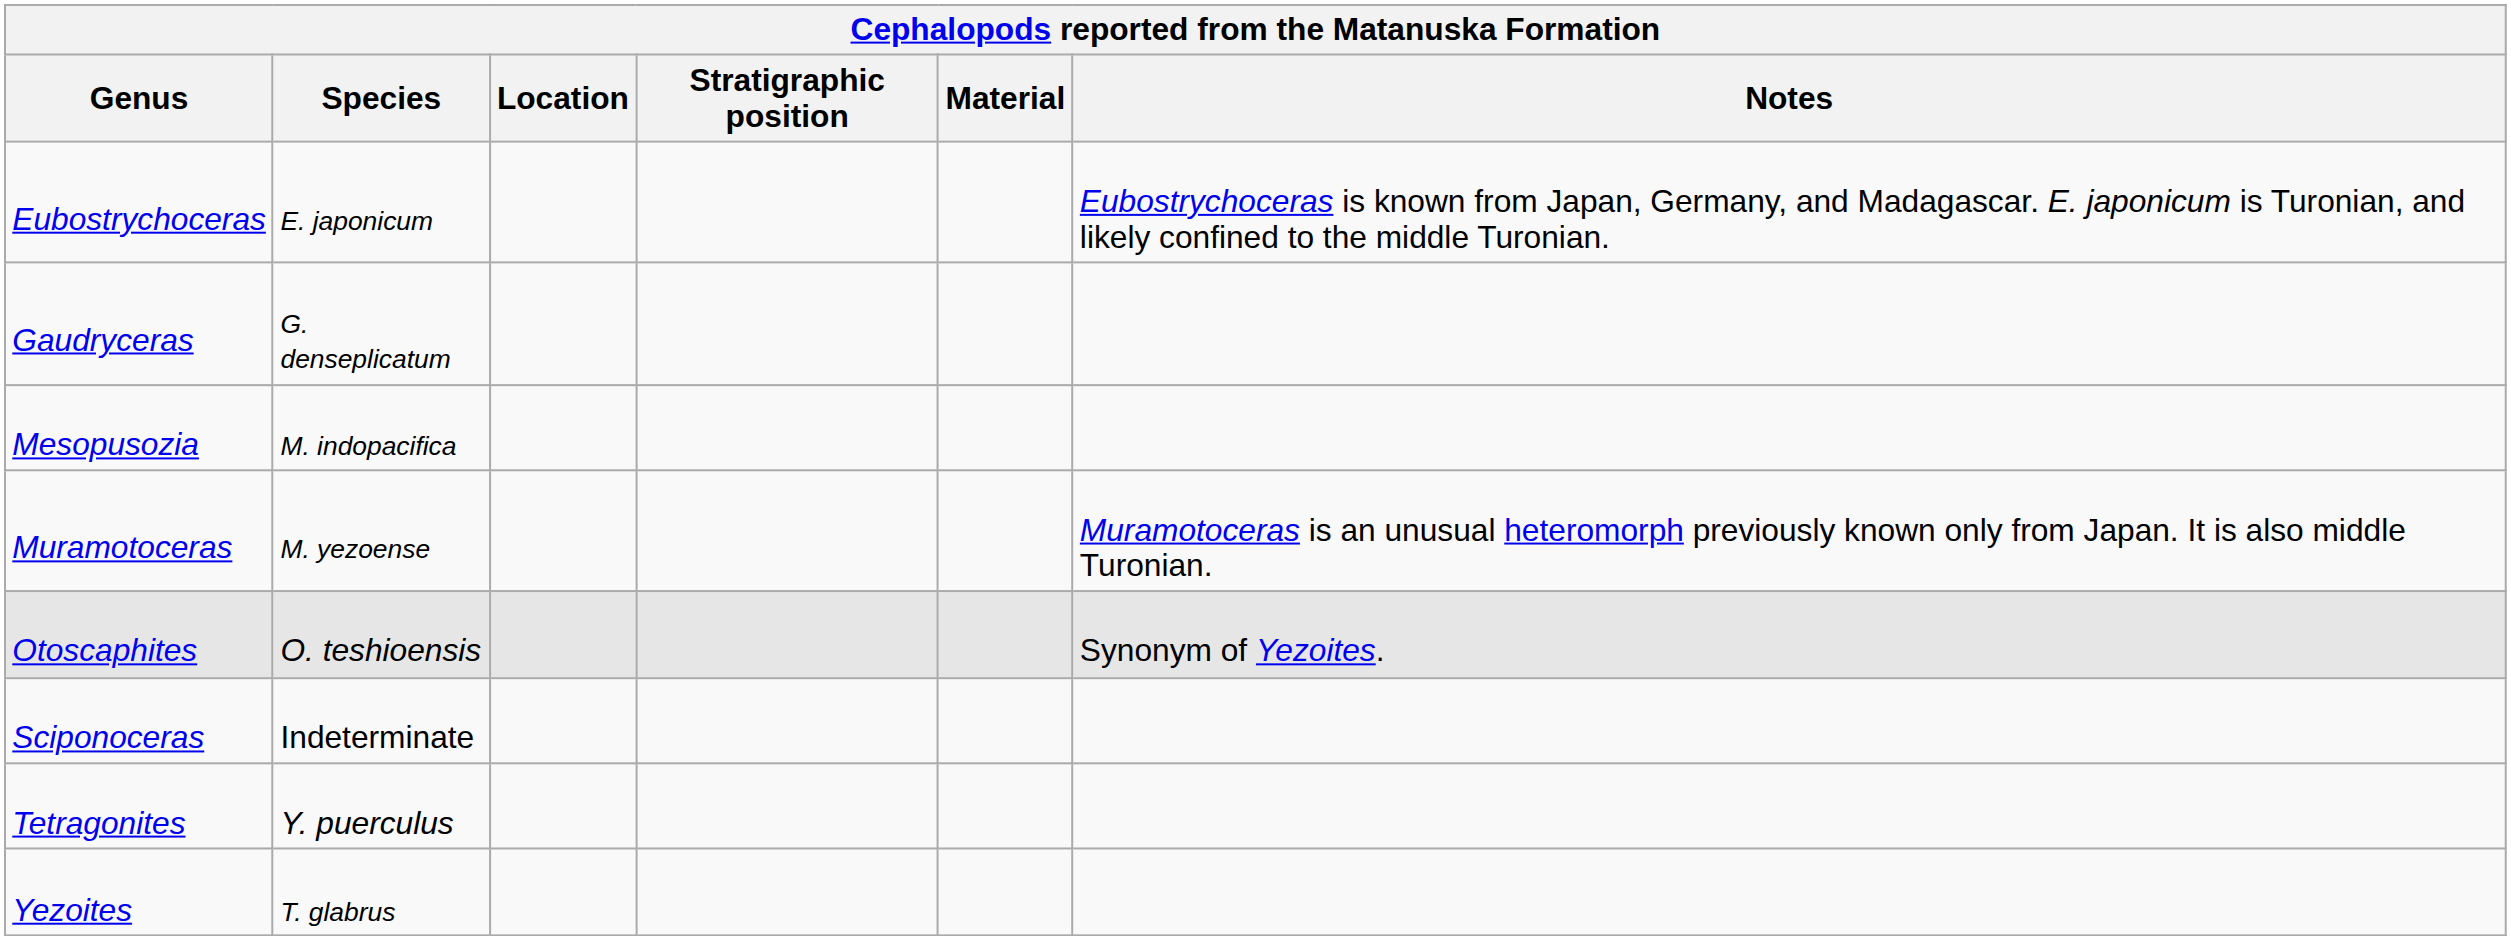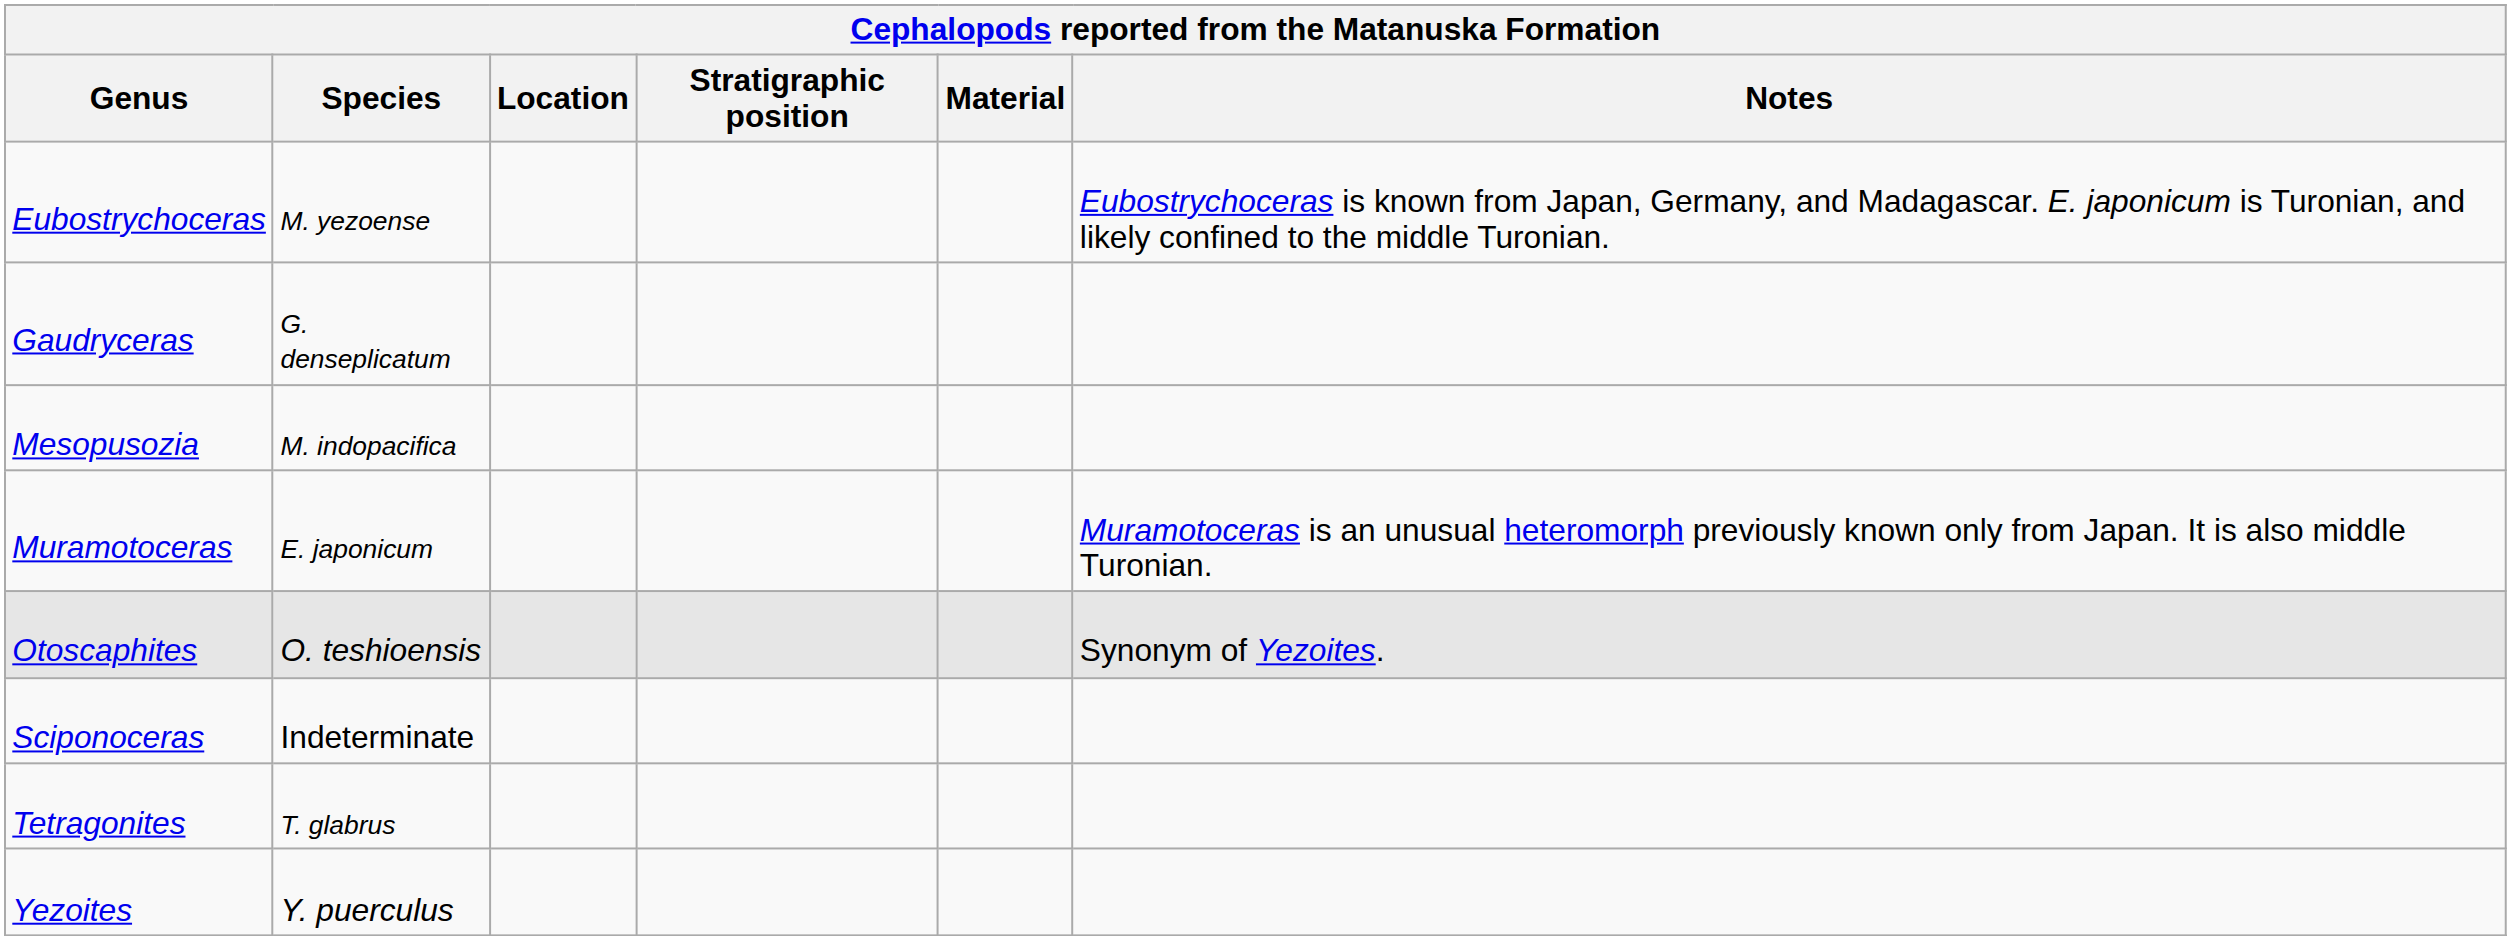(357, 221) E. japonicum -> (355, 221) M. yezoense
(355, 550) M. yezoense -> (357, 550) E. japonicum
(367, 823) Y. puerculus -> (338, 825) T. glabrus
(338, 911) T. glabrus -> (367, 909) Y. puerculus
